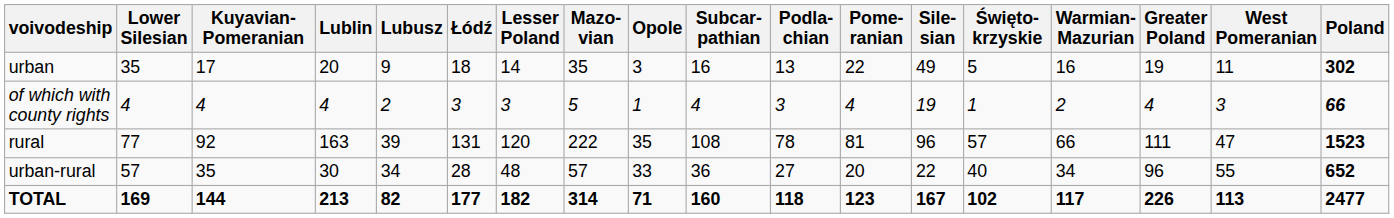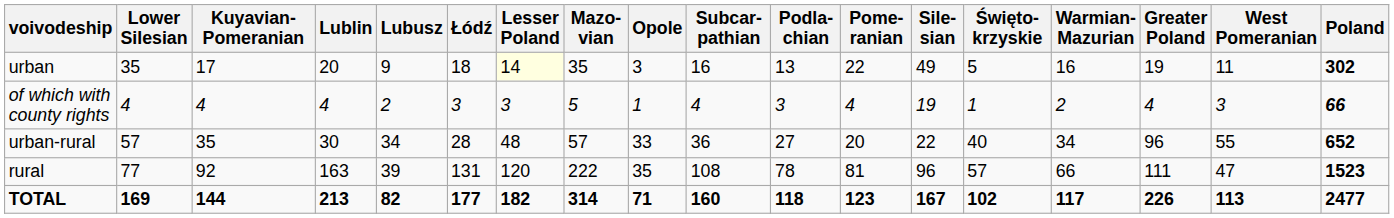(510, 66) no background -> (510, 66) lightyellow background
rows swapped: (52, 171) <-> (26, 143)
